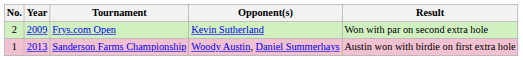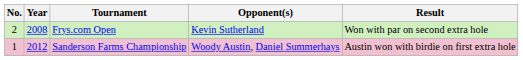(37, 30) 2009 -> (37, 30) 2008
(37, 47) 2013 -> (37, 47) 2012
